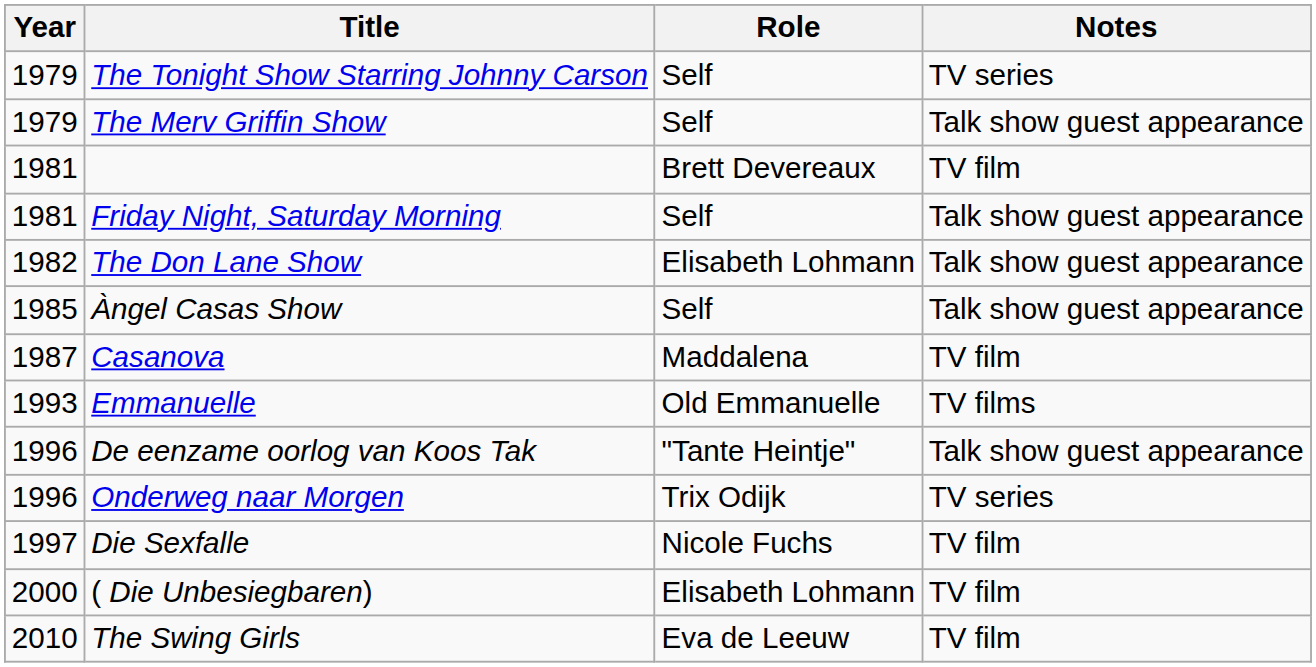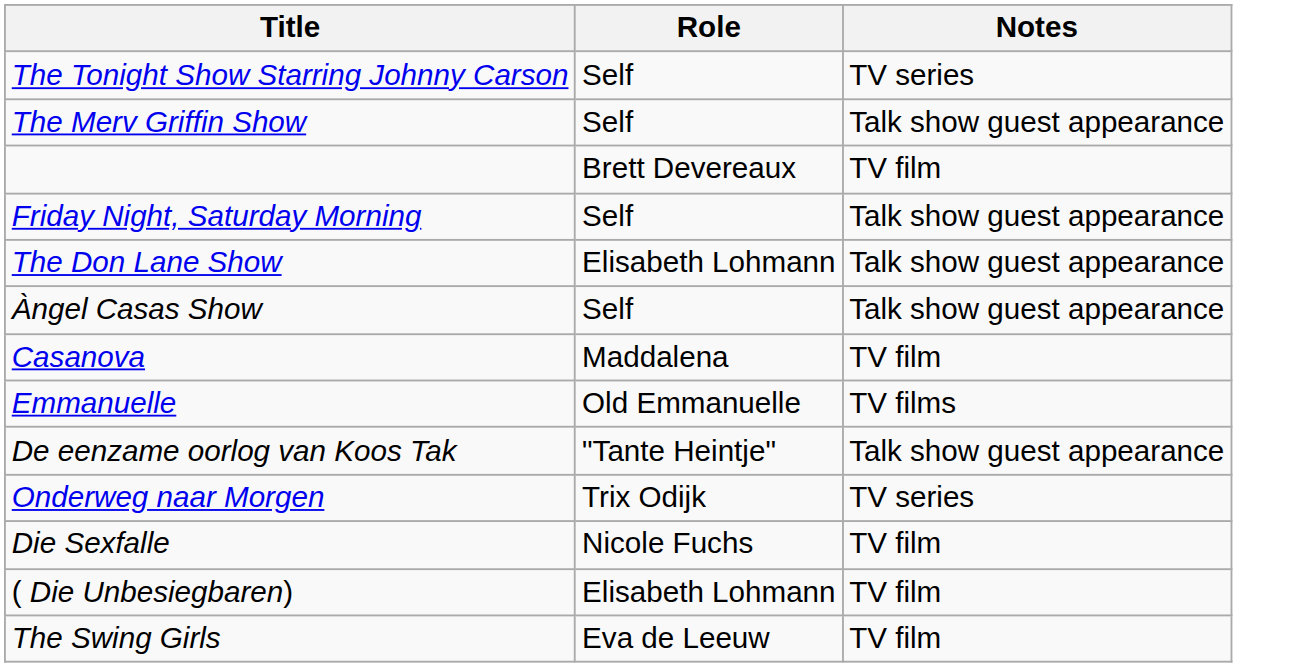- column: (45, 27)
